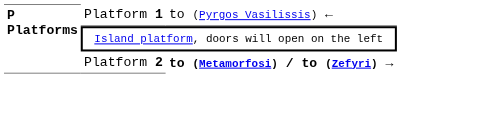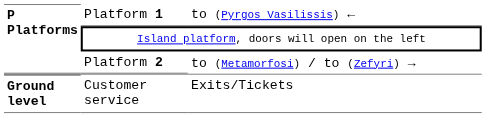(281, 63) bold -> (303, 63) normal
+ row: (116, 93)
